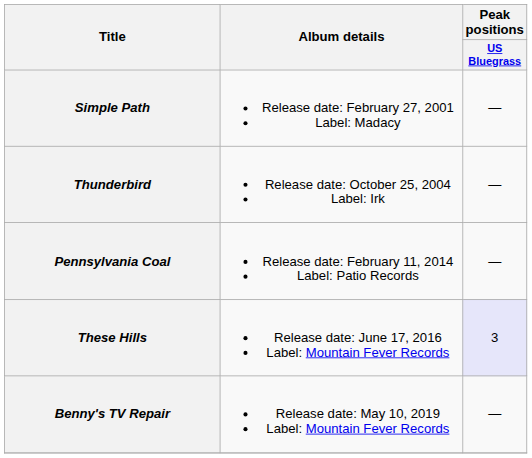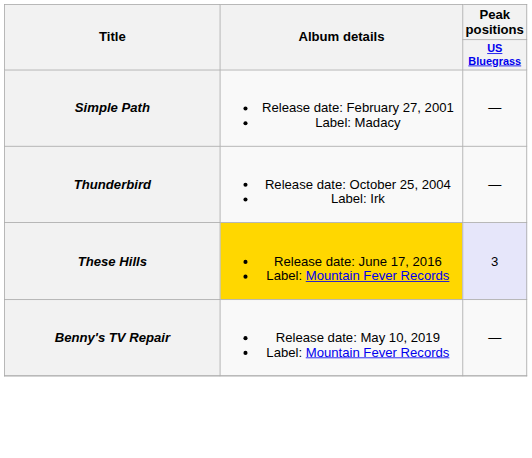- row: (112, 261)
(341, 345) no background -> (341, 269) gold background
